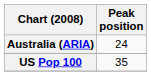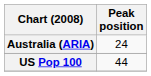(121, 62) 35 -> (121, 62) 44
